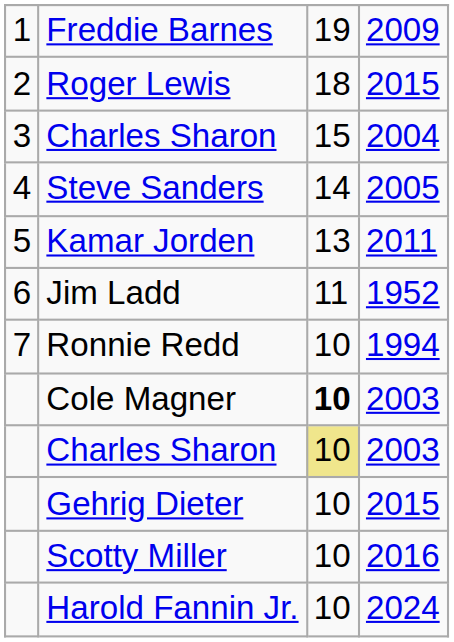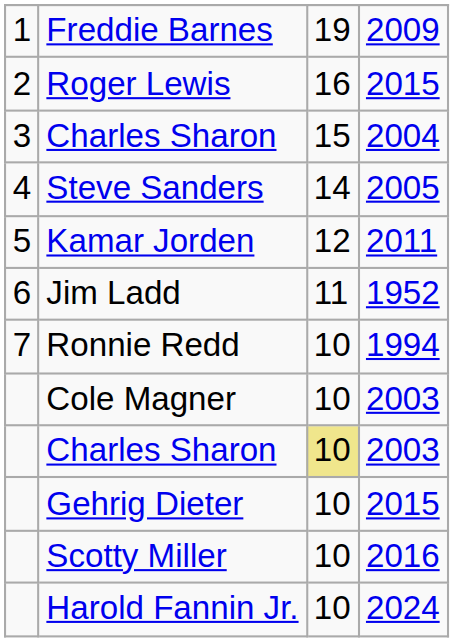(332, 83) 18 -> (332, 83) 16
(332, 240) 13 -> (332, 240) 12
(332, 398) bold -> (332, 398) normal
